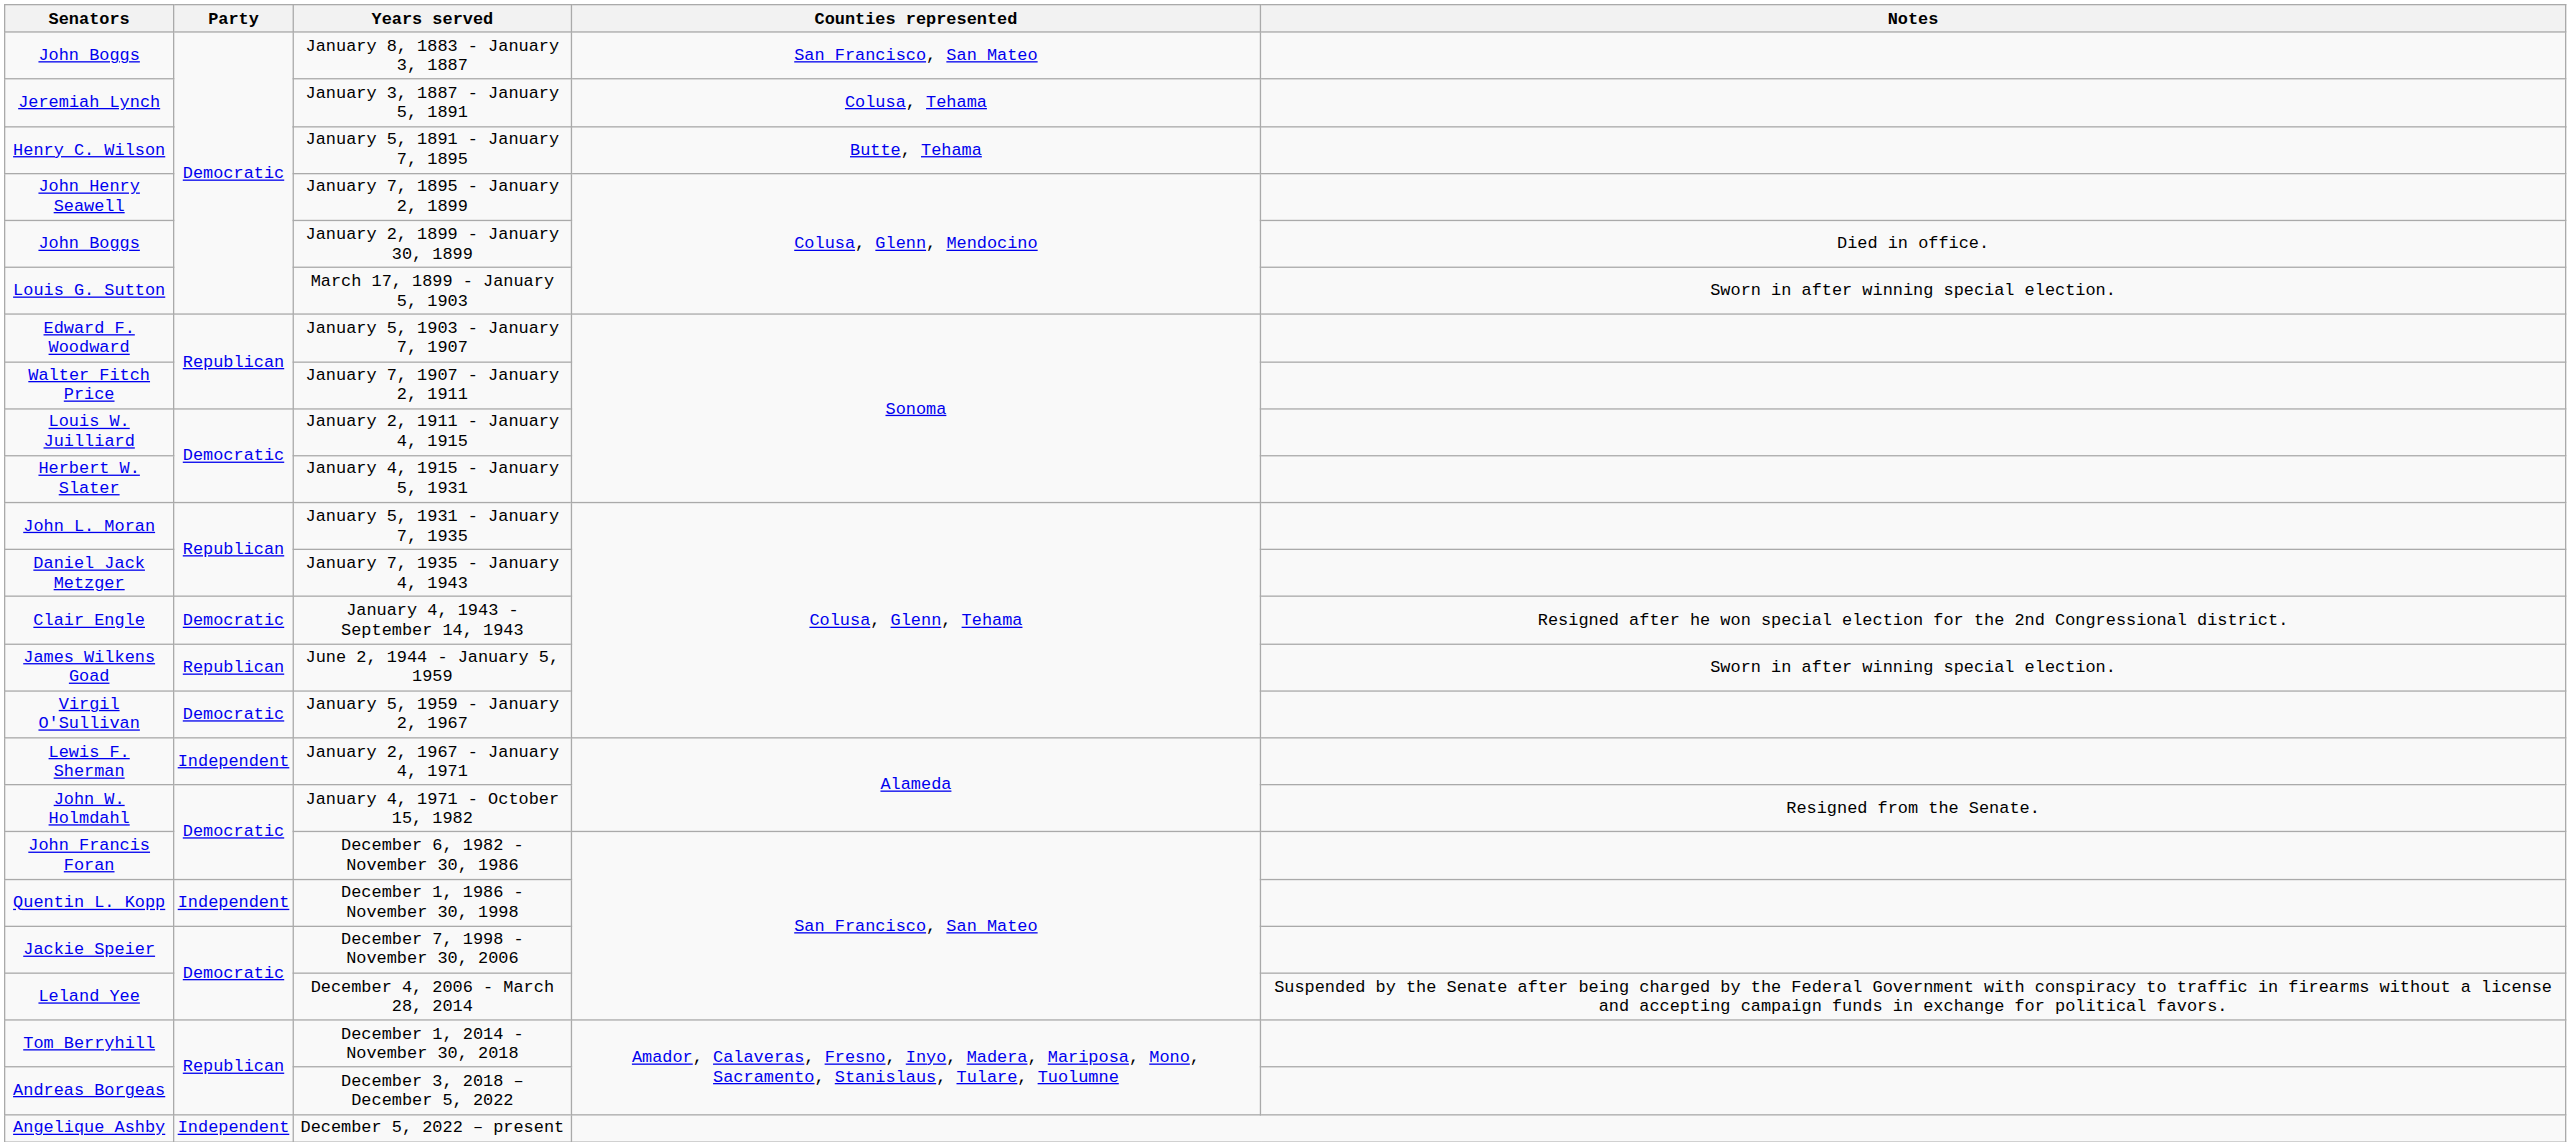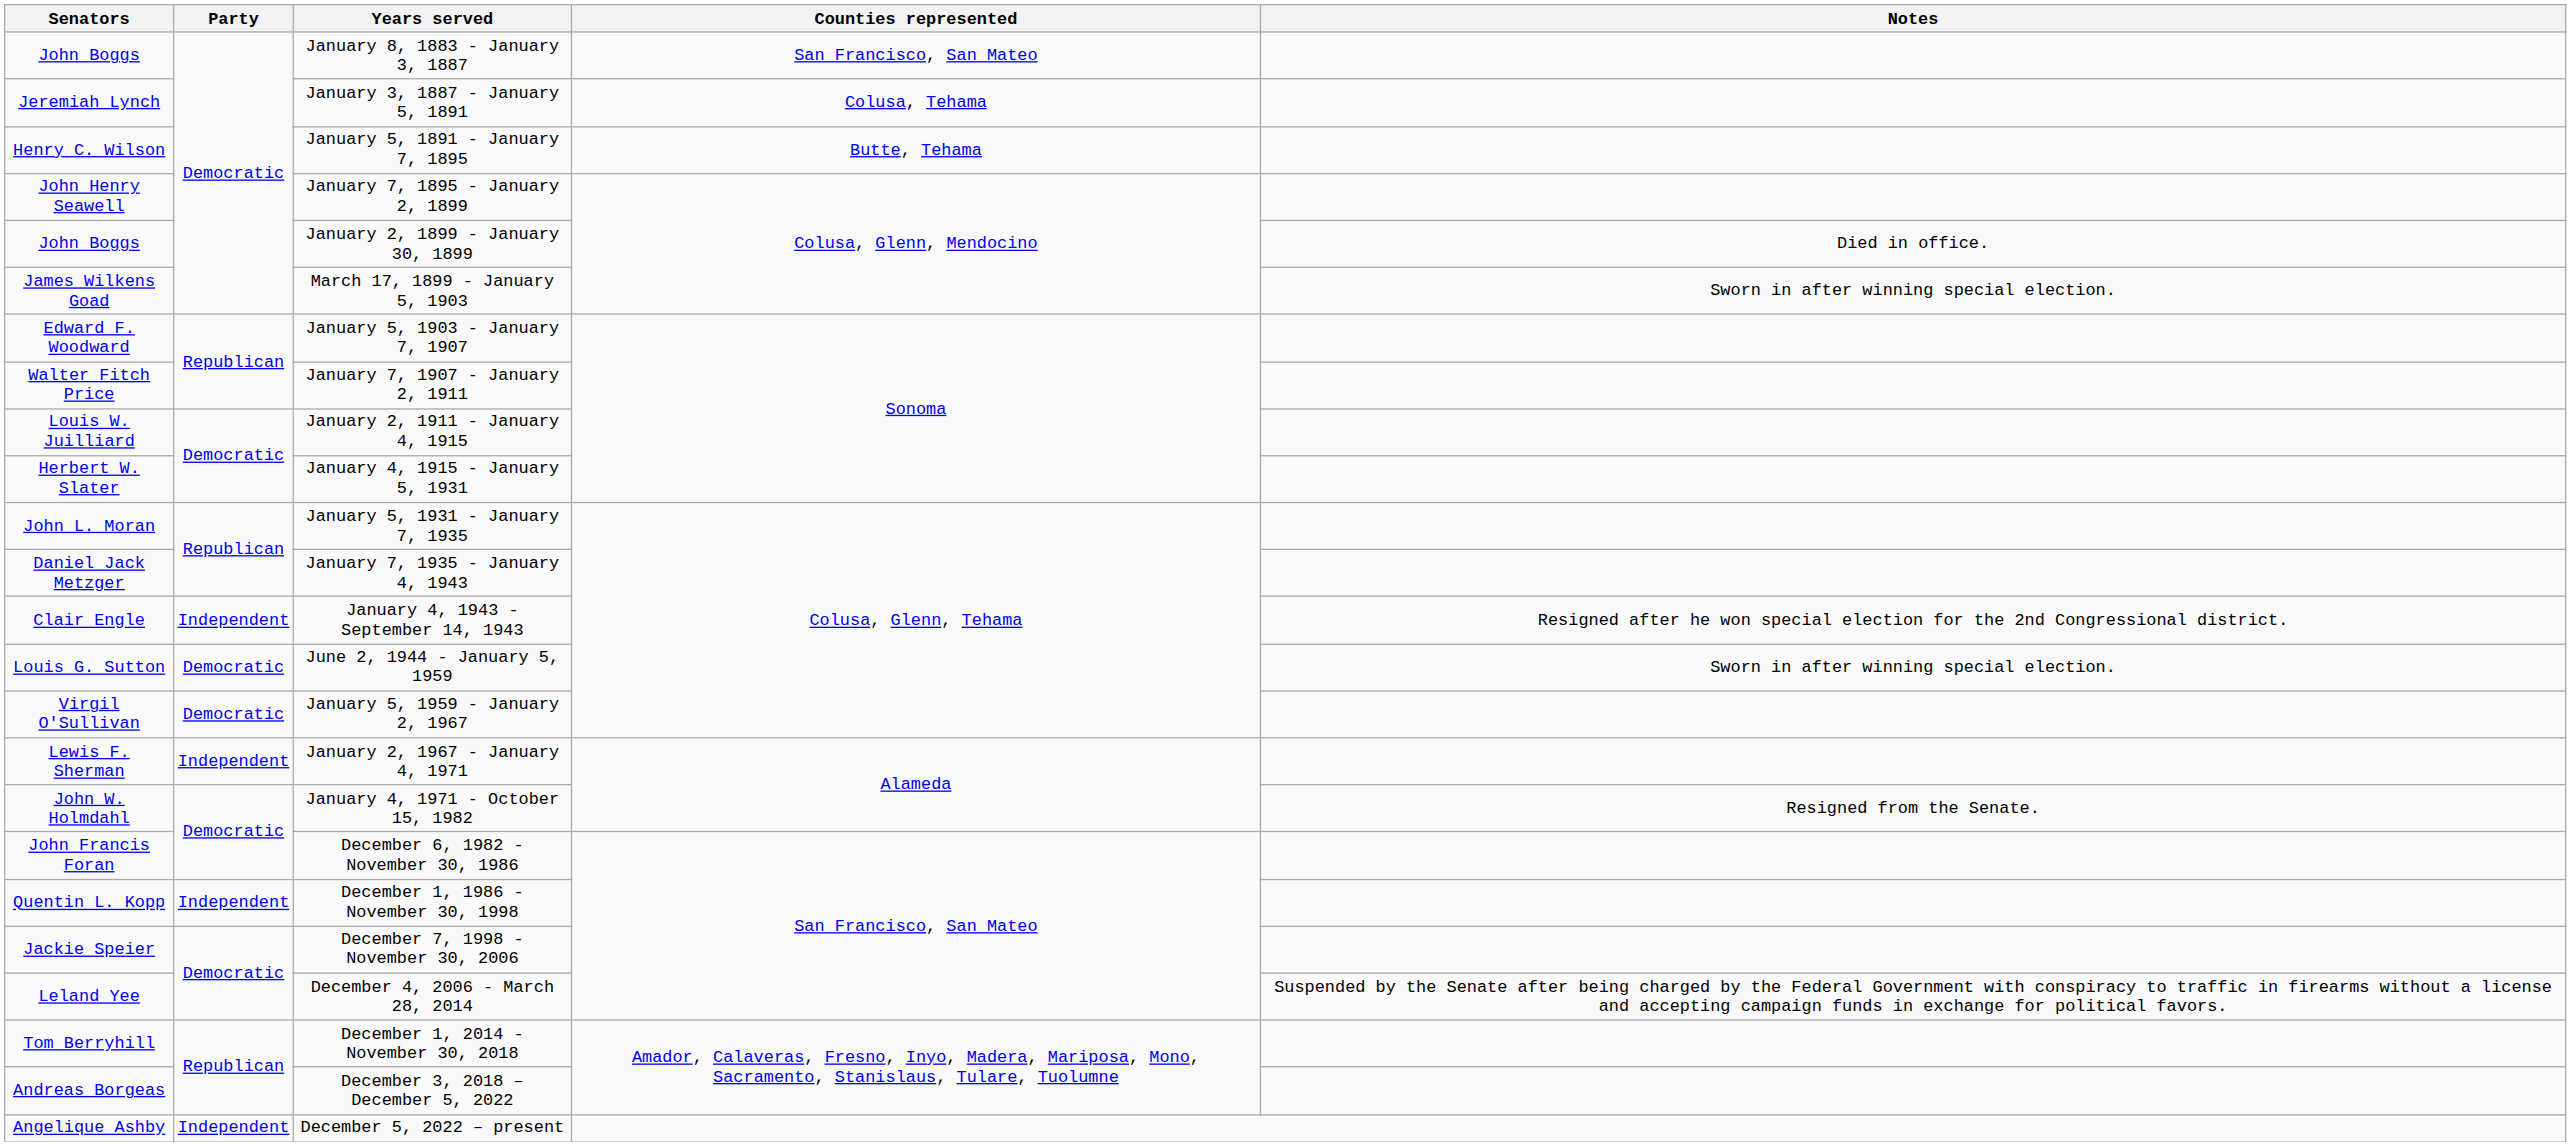(89, 291) Louis G. Sutton -> (89, 291) James Wilkens Goad
(234, 620) Democratic -> (234, 620) Independent
(89, 667) James Wilkens Goad -> (89, 667) Louis G. Sutton
(234, 667) Republican -> (234, 667) Democratic
